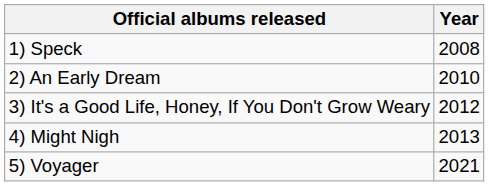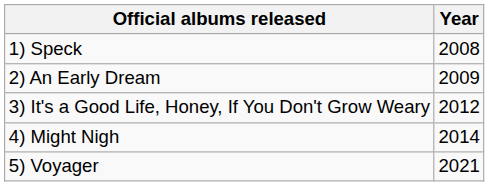(459, 78) 2010 -> (459, 78) 2009
(459, 136) 2013 -> (459, 136) 2014
